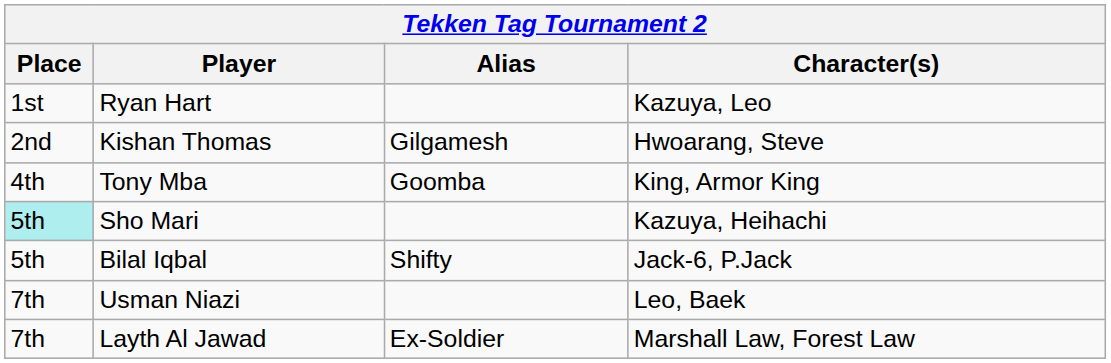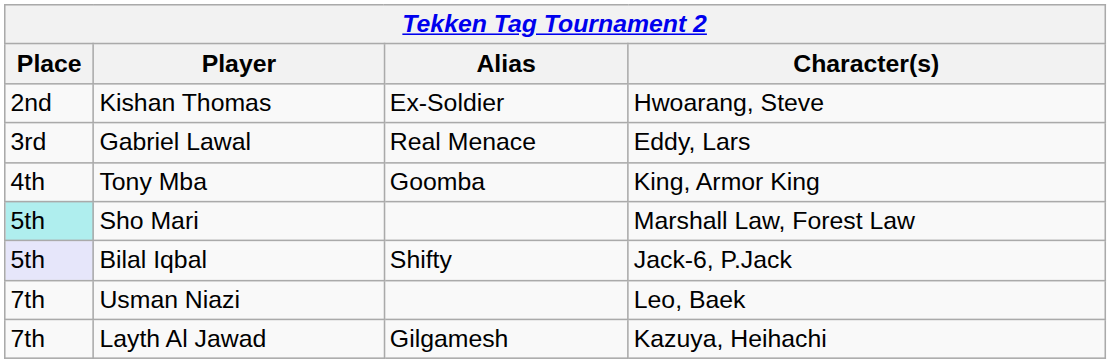- row: (155, 102)
(449, 142) Gilgamesh -> (447, 102) Ex-Soldier
+ row: (175, 142)
(730, 220) Kazuya, Heihachi -> (774, 220) Marshall Law, Forest Law
(28, 260) no background -> (28, 260) lavender background
(447, 338) Ex-Soldier -> (449, 338) Gilgamesh
(774, 338) Marshall Law, Forest Law -> (730, 338) Kazuya, Heihachi
